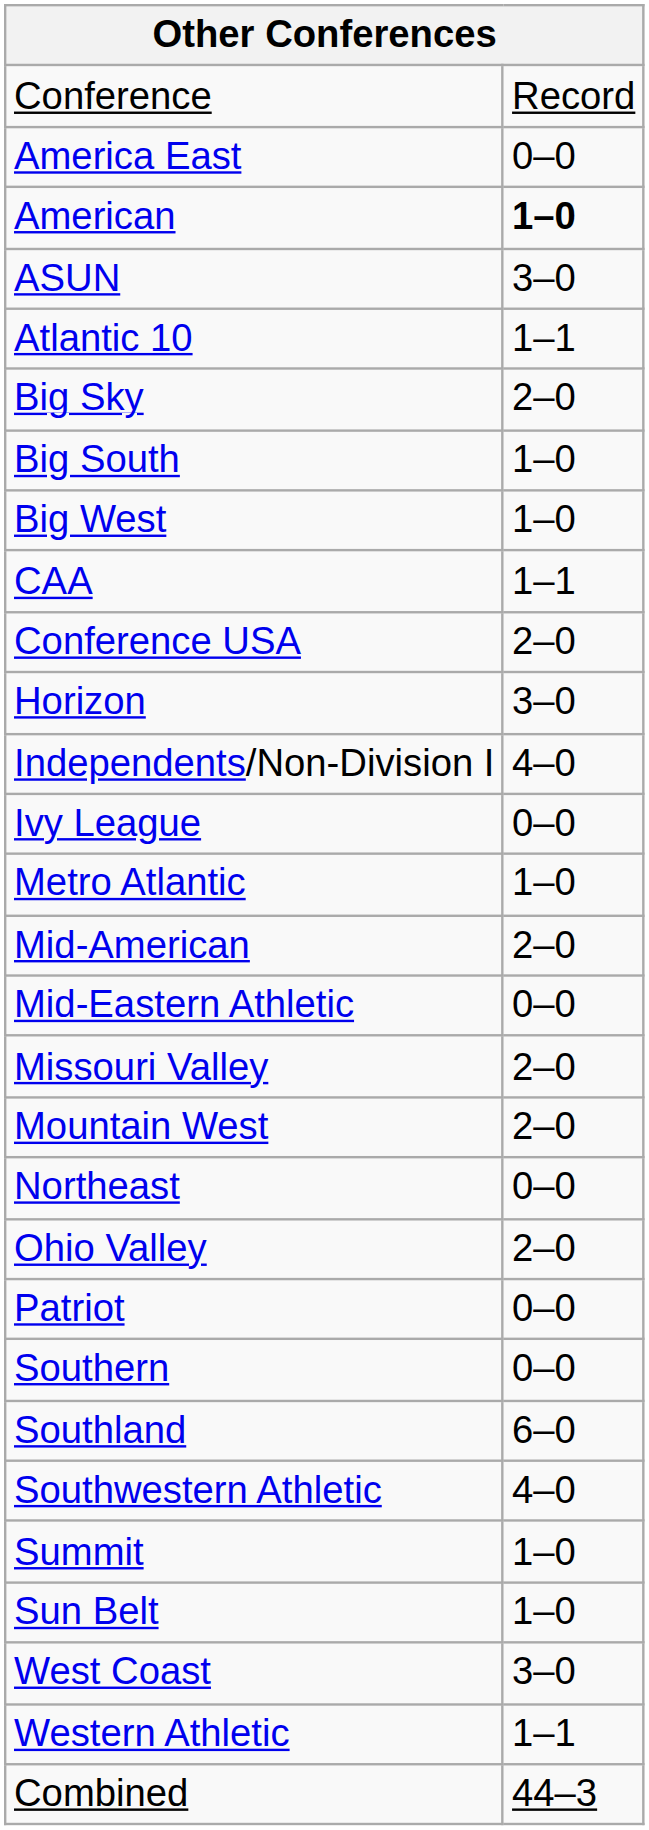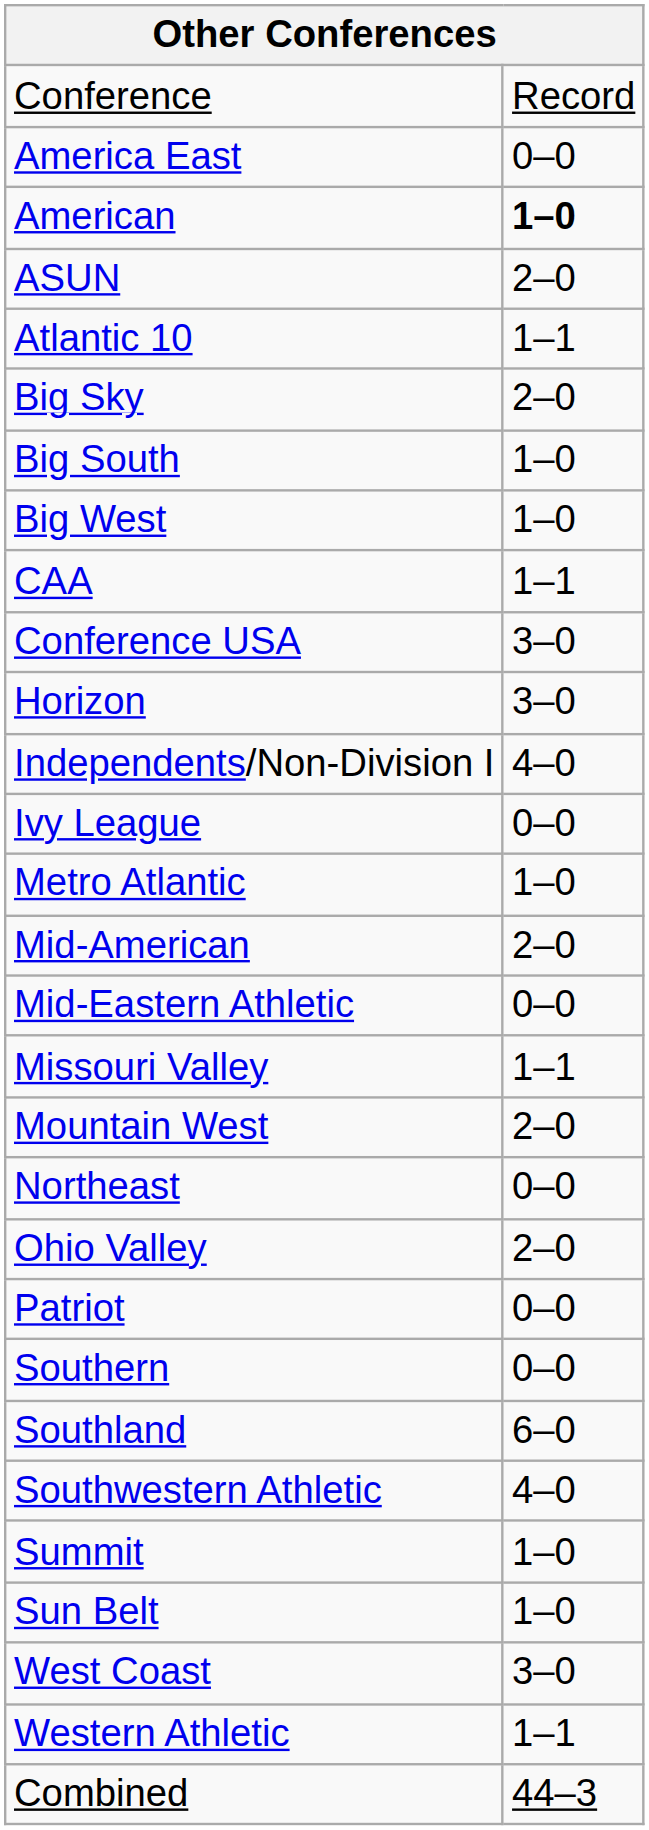(544, 277) 3–0 -> (544, 277) 2–0
(544, 641) 2–0 -> (544, 641) 3–0
(544, 1065) 2–0 -> (544, 1065) 1–1
